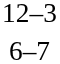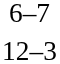rows swapped: (29, 50) <-> (29, 13)
